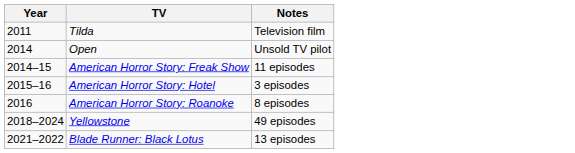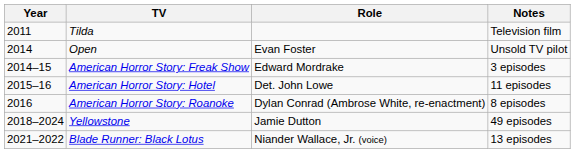+ column: (370, 13)
(284, 67) 11 episodes -> (518, 67) 3 episodes
(282, 85) 3 episodes -> (521, 85) 11 episodes
